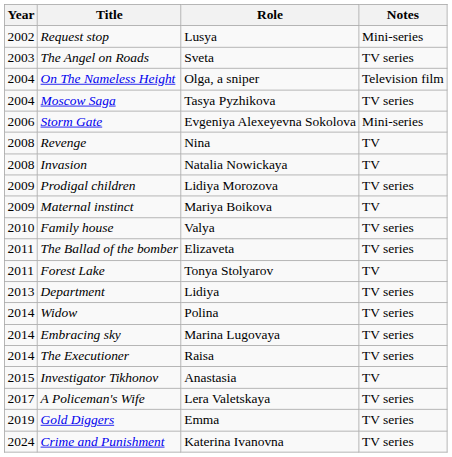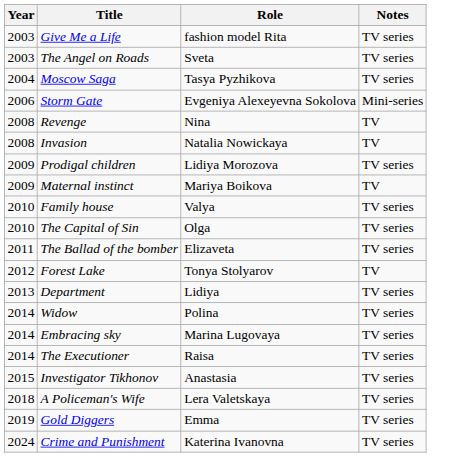- row: (75, 36)
+ row: (81, 36)
- row: (108, 79)
+ row: (90, 228)
(21, 270) 2011 -> (21, 270) 2012
(371, 377) TV -> (388, 377) TV series
(21, 398) 2017 -> (21, 398) 2018
